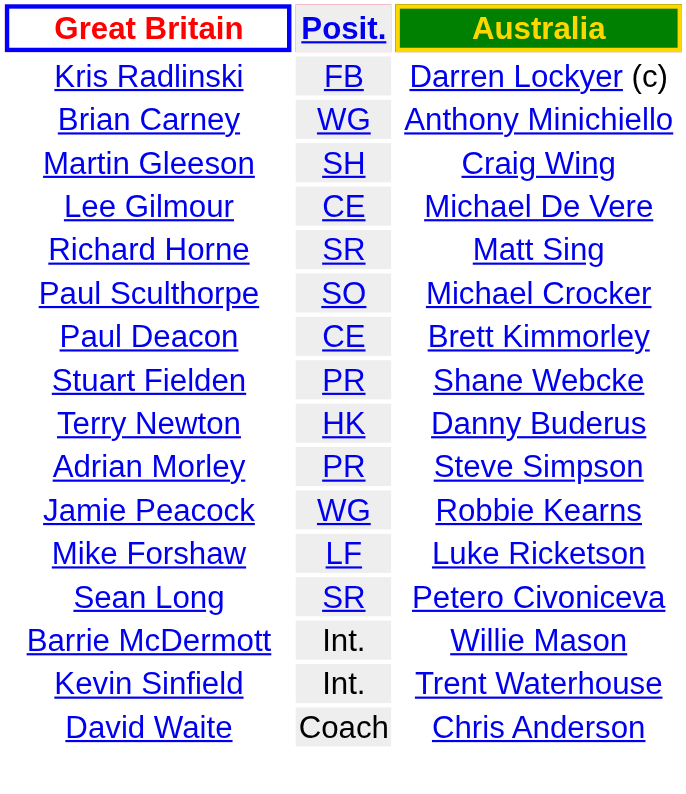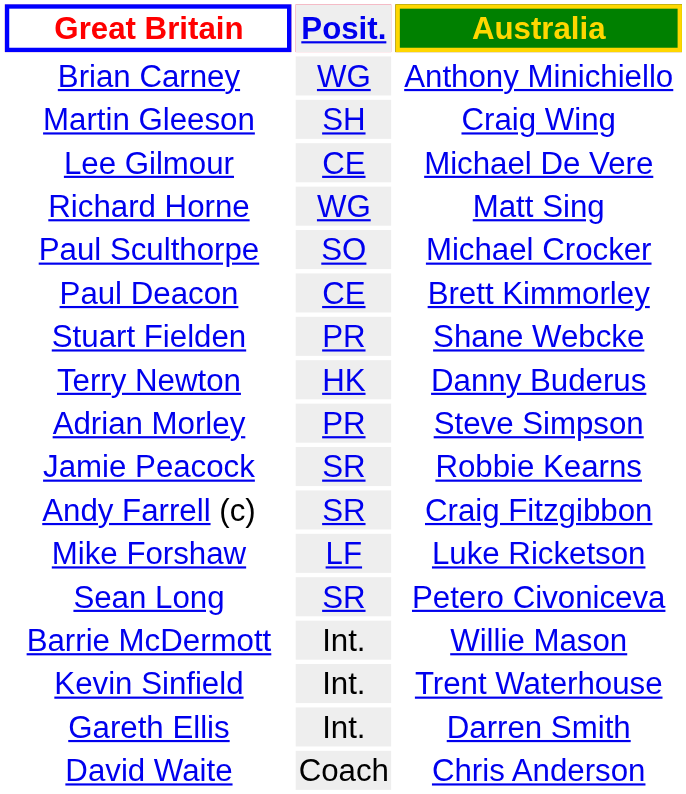- row: (149, 76)
(344, 250) SR -> (344, 206) WG
(344, 510) WG -> (344, 467) SR
+ row: (149, 510)
+ row: (149, 727)
